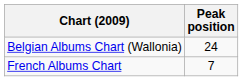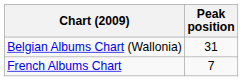(211, 47) 24 -> (211, 47) 31
